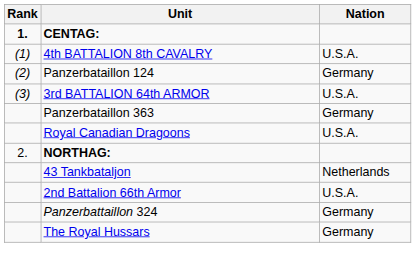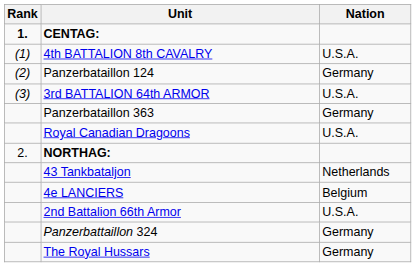+ row: (83, 192)
